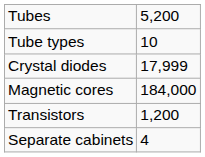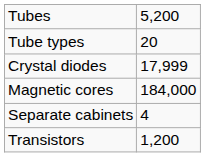(149, 41) 10 -> (149, 41) 20
rows swapped: (46, 115) <-> (71, 139)
